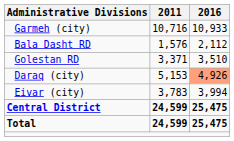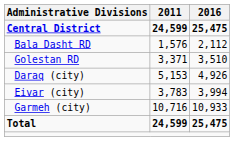rows swapped: (54, 108) <-> (53, 28)
(213, 76) lightsalmon background -> (213, 76) no background
